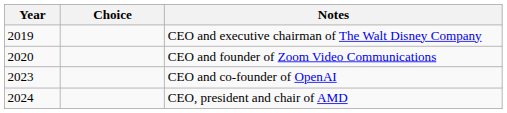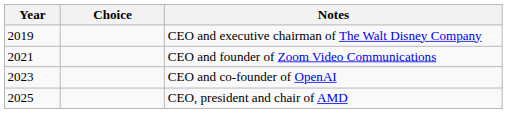(21, 56) 2020 -> (21, 56) 2021
(21, 98) 2024 -> (21, 98) 2025
